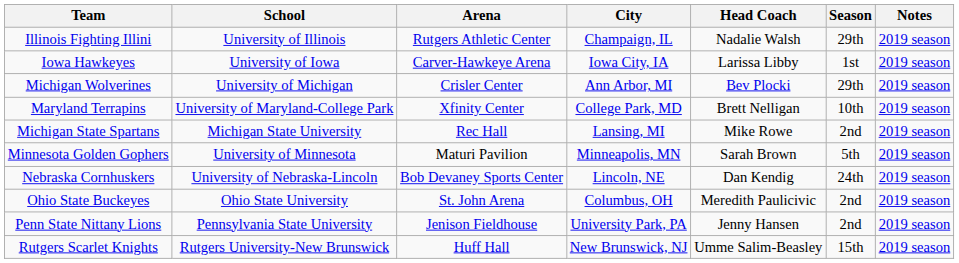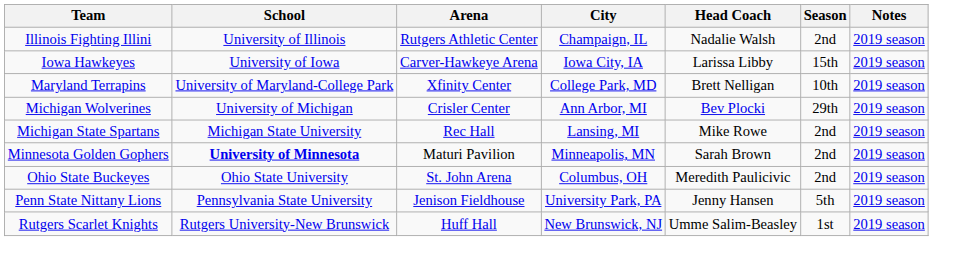(851, 39) 29th -> (825, 39) 2nd
(851, 62) 1st -> (825, 62) 15th
rows swapped: (88, 108) <-> (88, 85)
(284, 154) normal -> (284, 154) bold
(851, 154) 5th -> (825, 154) 2nd
- row: (88, 177)
(851, 223) 2nd -> (825, 200) 5th
(851, 246) 15th -> (825, 223) 1st
